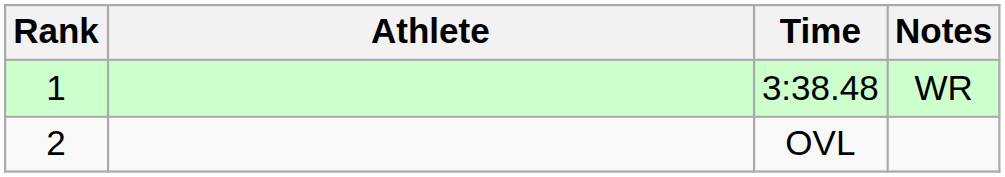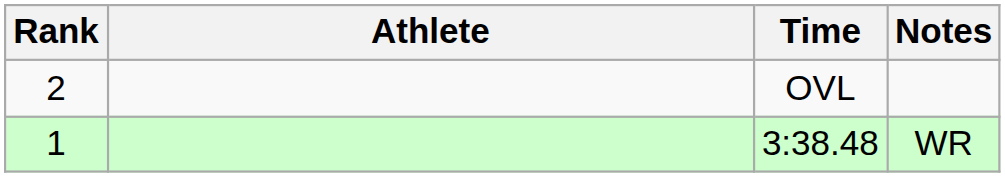rows swapped: (820, 87) <-> (820, 143)
